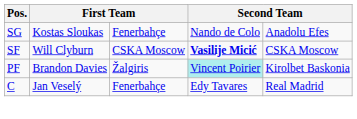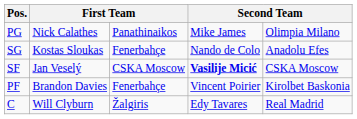+ row: (14, 31)
(63, 50) Will Clyburn -> (57, 68) Jan Veselý
(130, 68) Žalgiris -> (139, 86) Fenerbahçe
(225, 68) paleturquoise background -> (225, 86) no background
(57, 86) Jan Veselý -> (63, 104) Will Clyburn
(139, 86) Fenerbahçe -> (130, 104) Žalgiris
